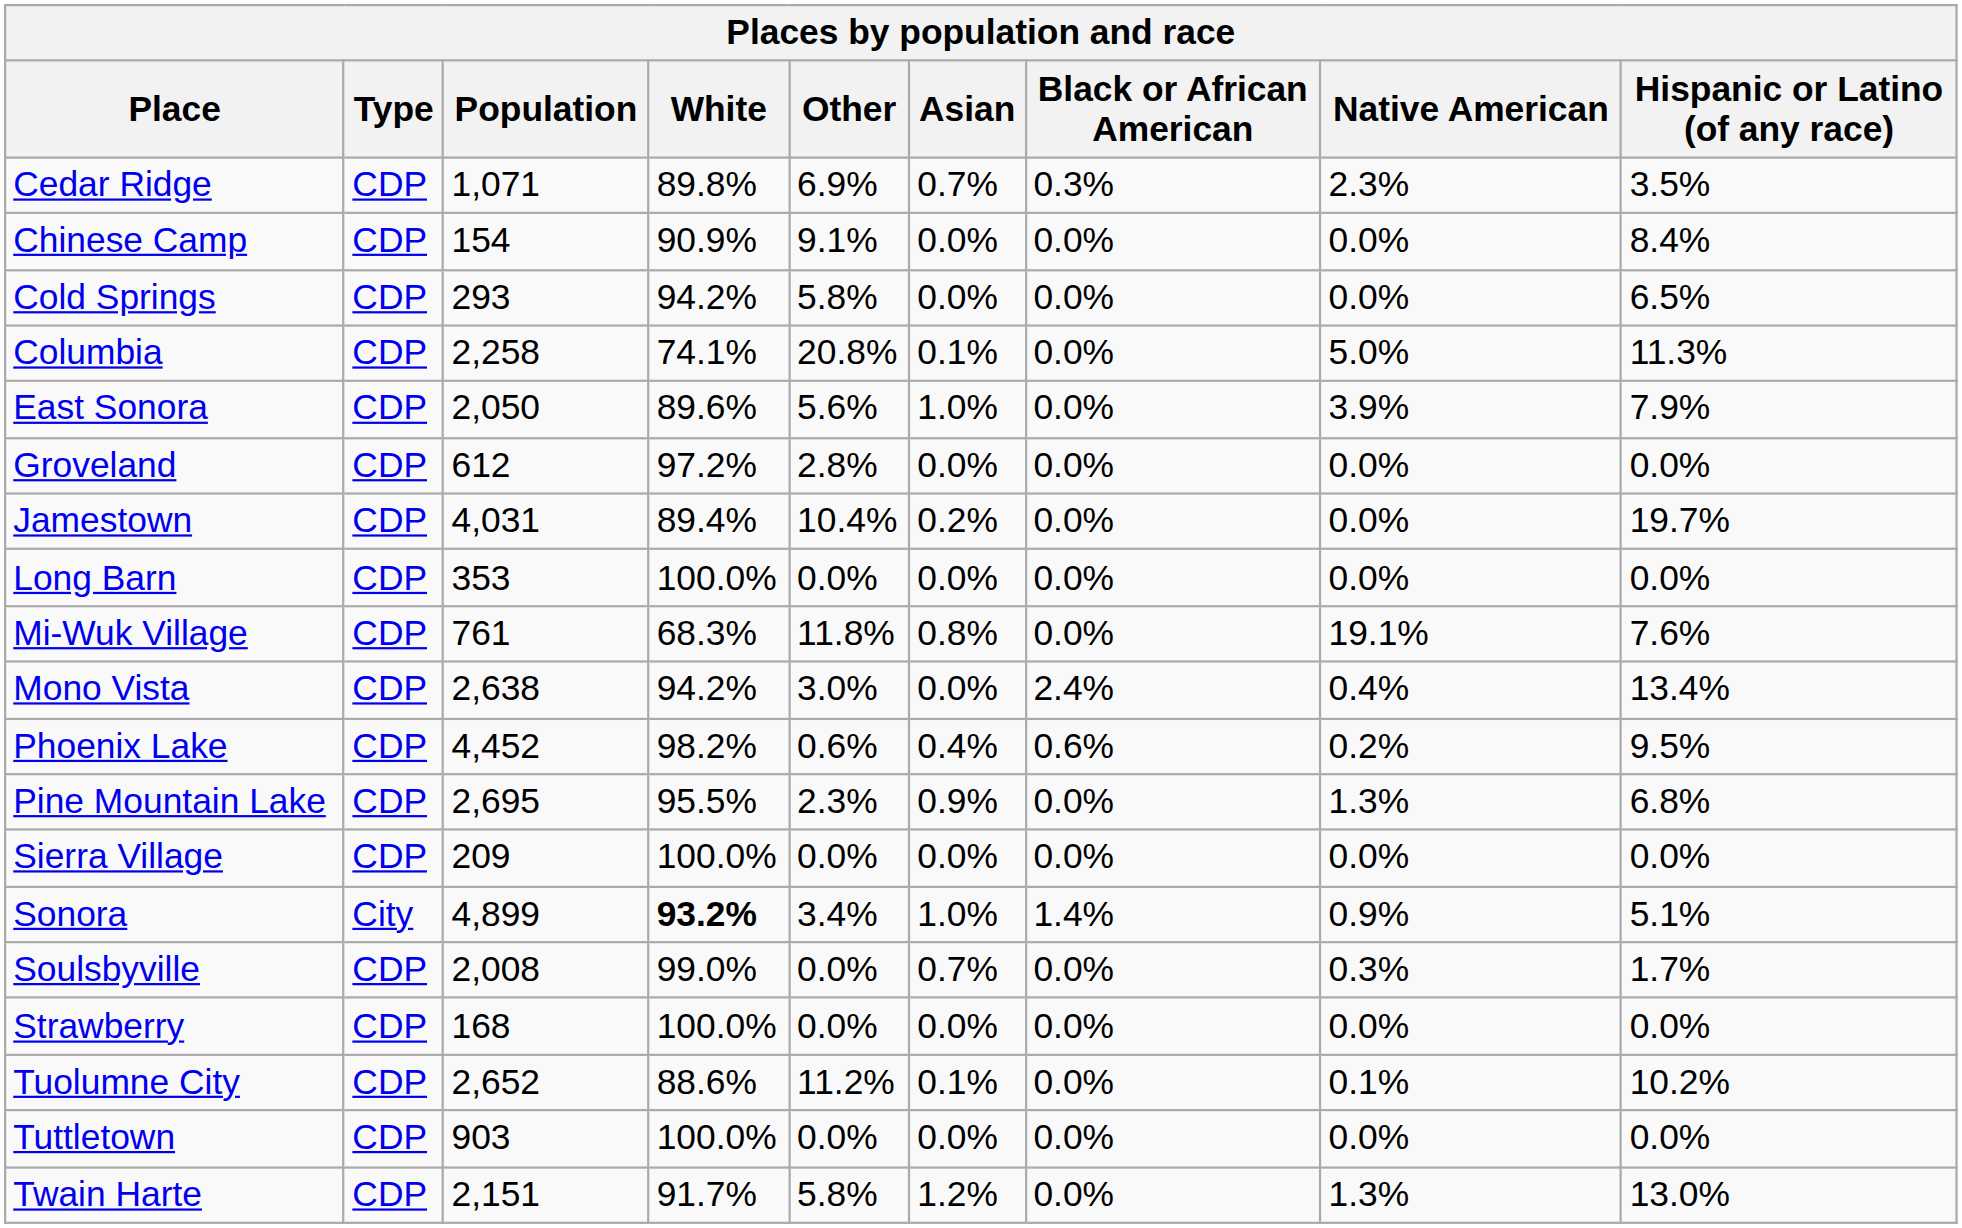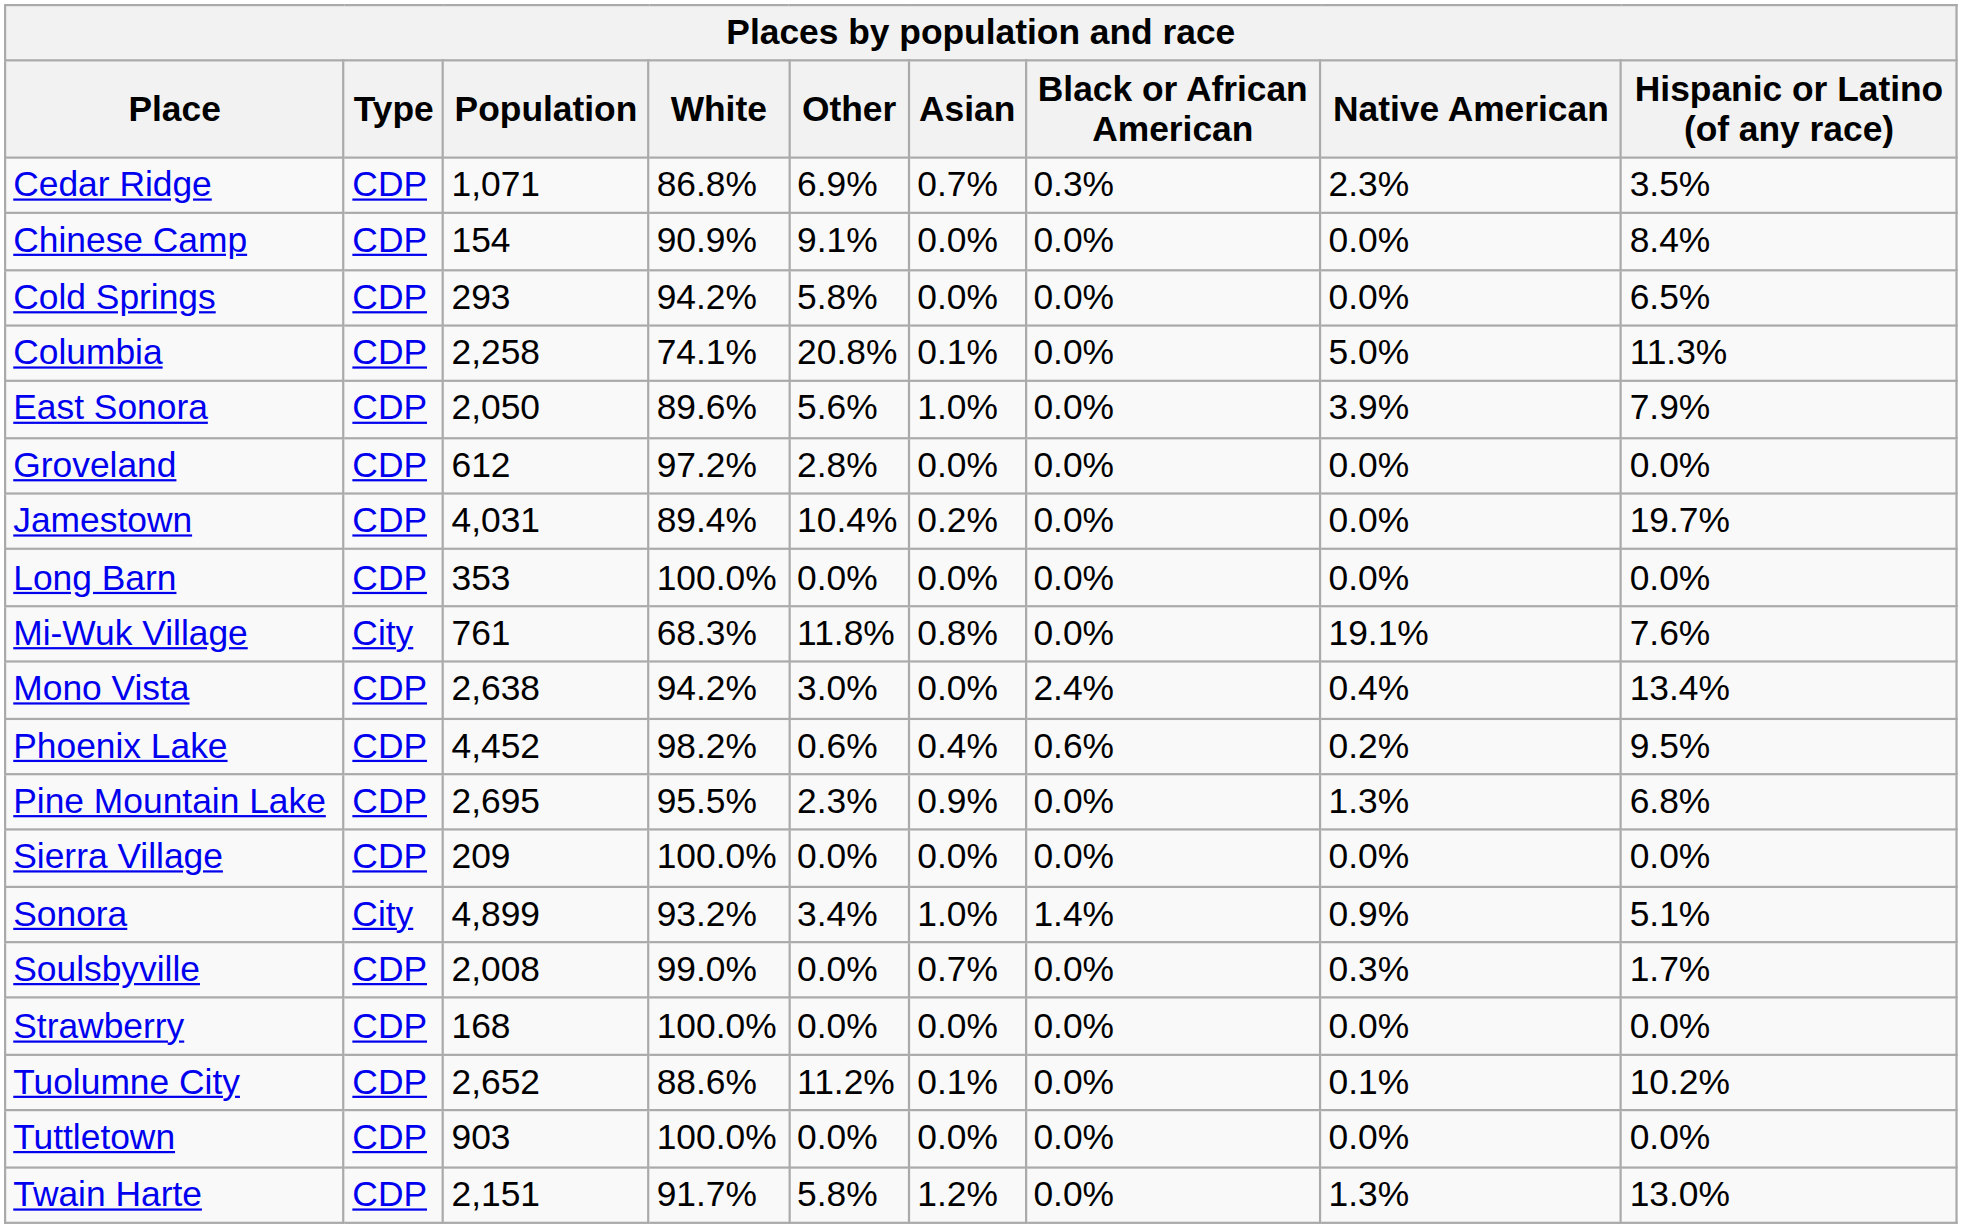(707, 184) 89.8% -> (707, 184) 86.8%
(390, 633) CDP -> (383, 633) City
(707, 913) bold -> (707, 913) normal
